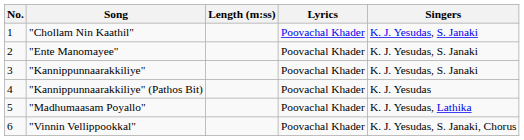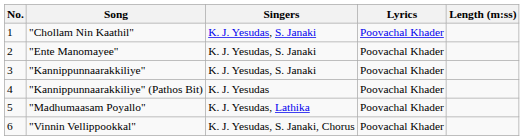columns swapped: (443, 14) <-> (242, 14)
